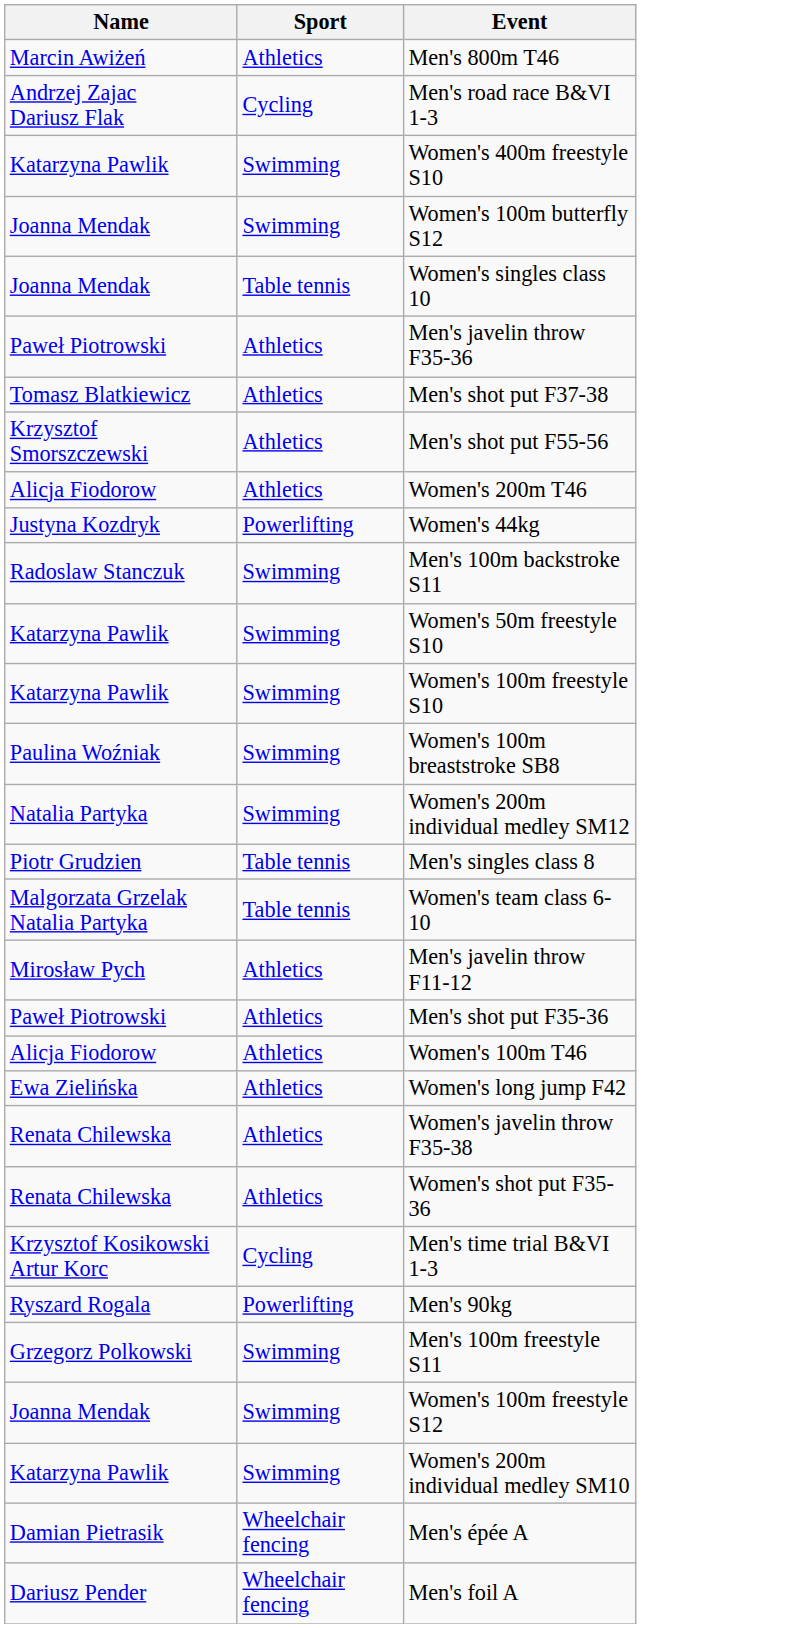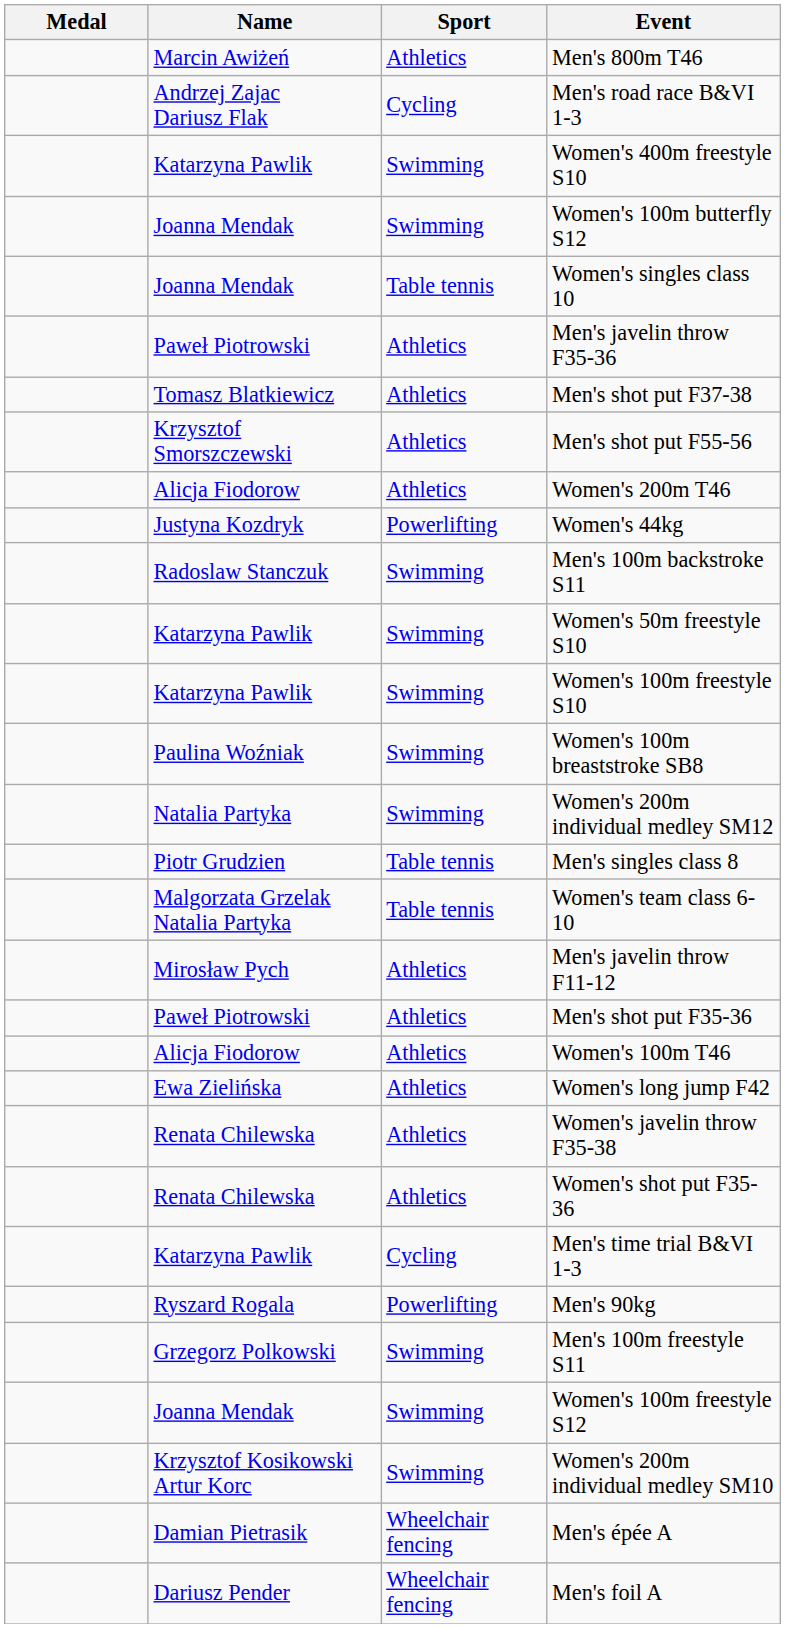+ column: (77, 22)
(110, 1256) Krzysztof Kosikowski Artur Korc -> (233, 1256) Katarzyna Pawlik
(89, 1472) Katarzyna Pawlik -> (253, 1472) Krzysztof Kosikowski Artur Korc
